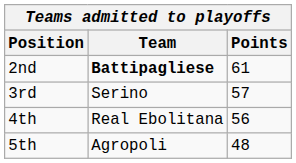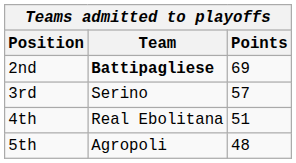(240, 69) 61 -> (240, 69) 69
(240, 120) 56 -> (240, 120) 51
